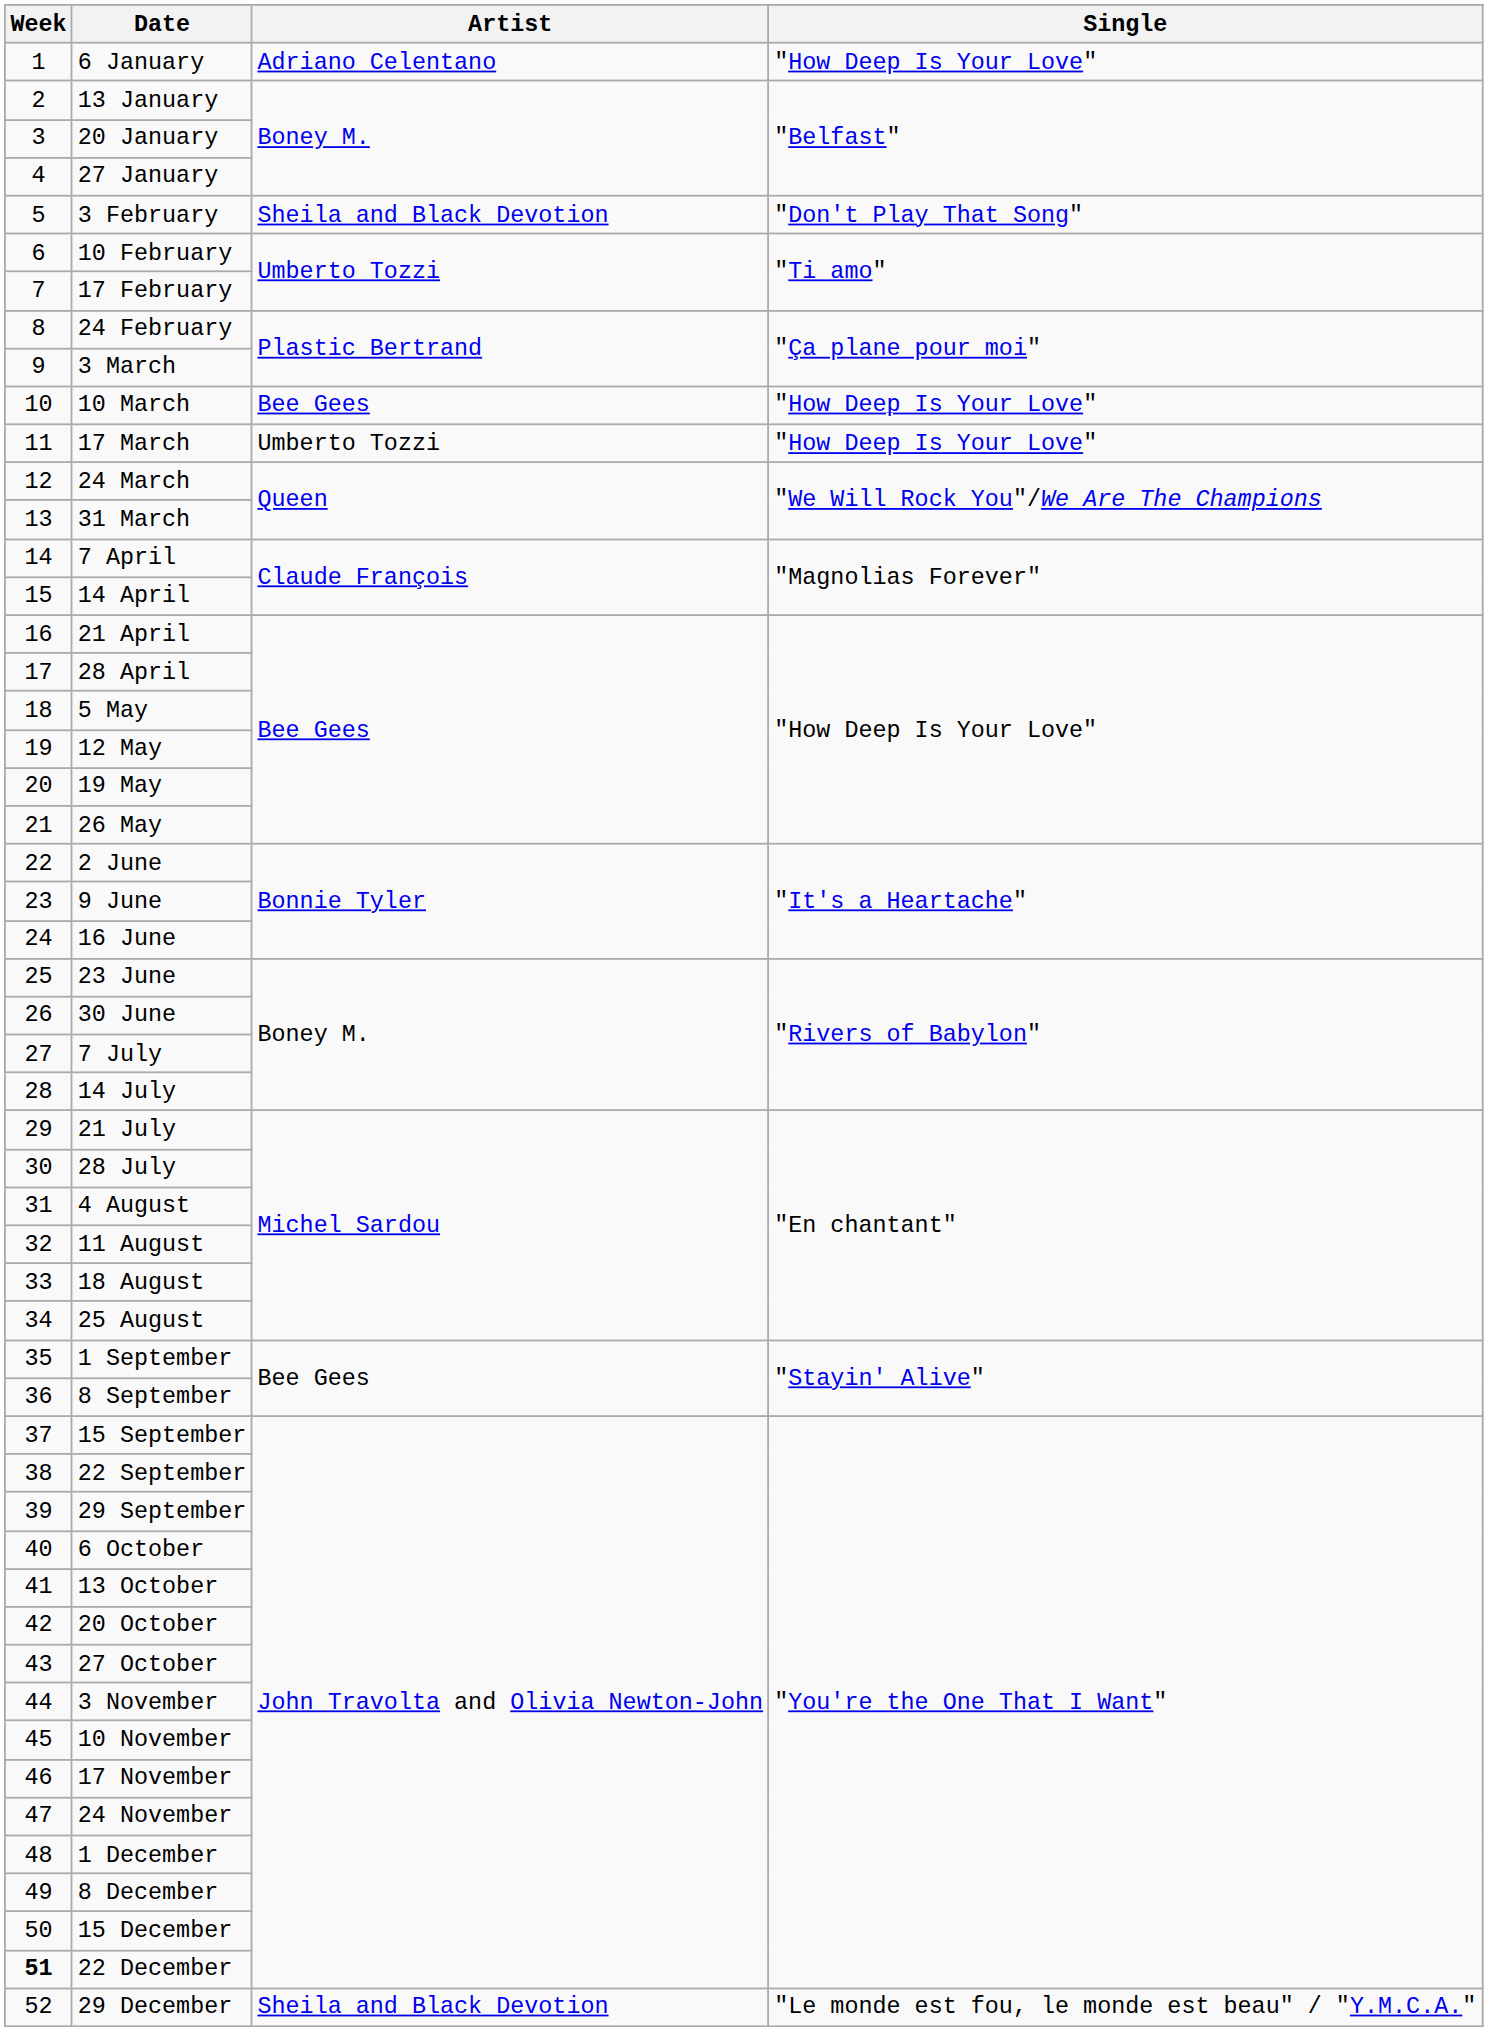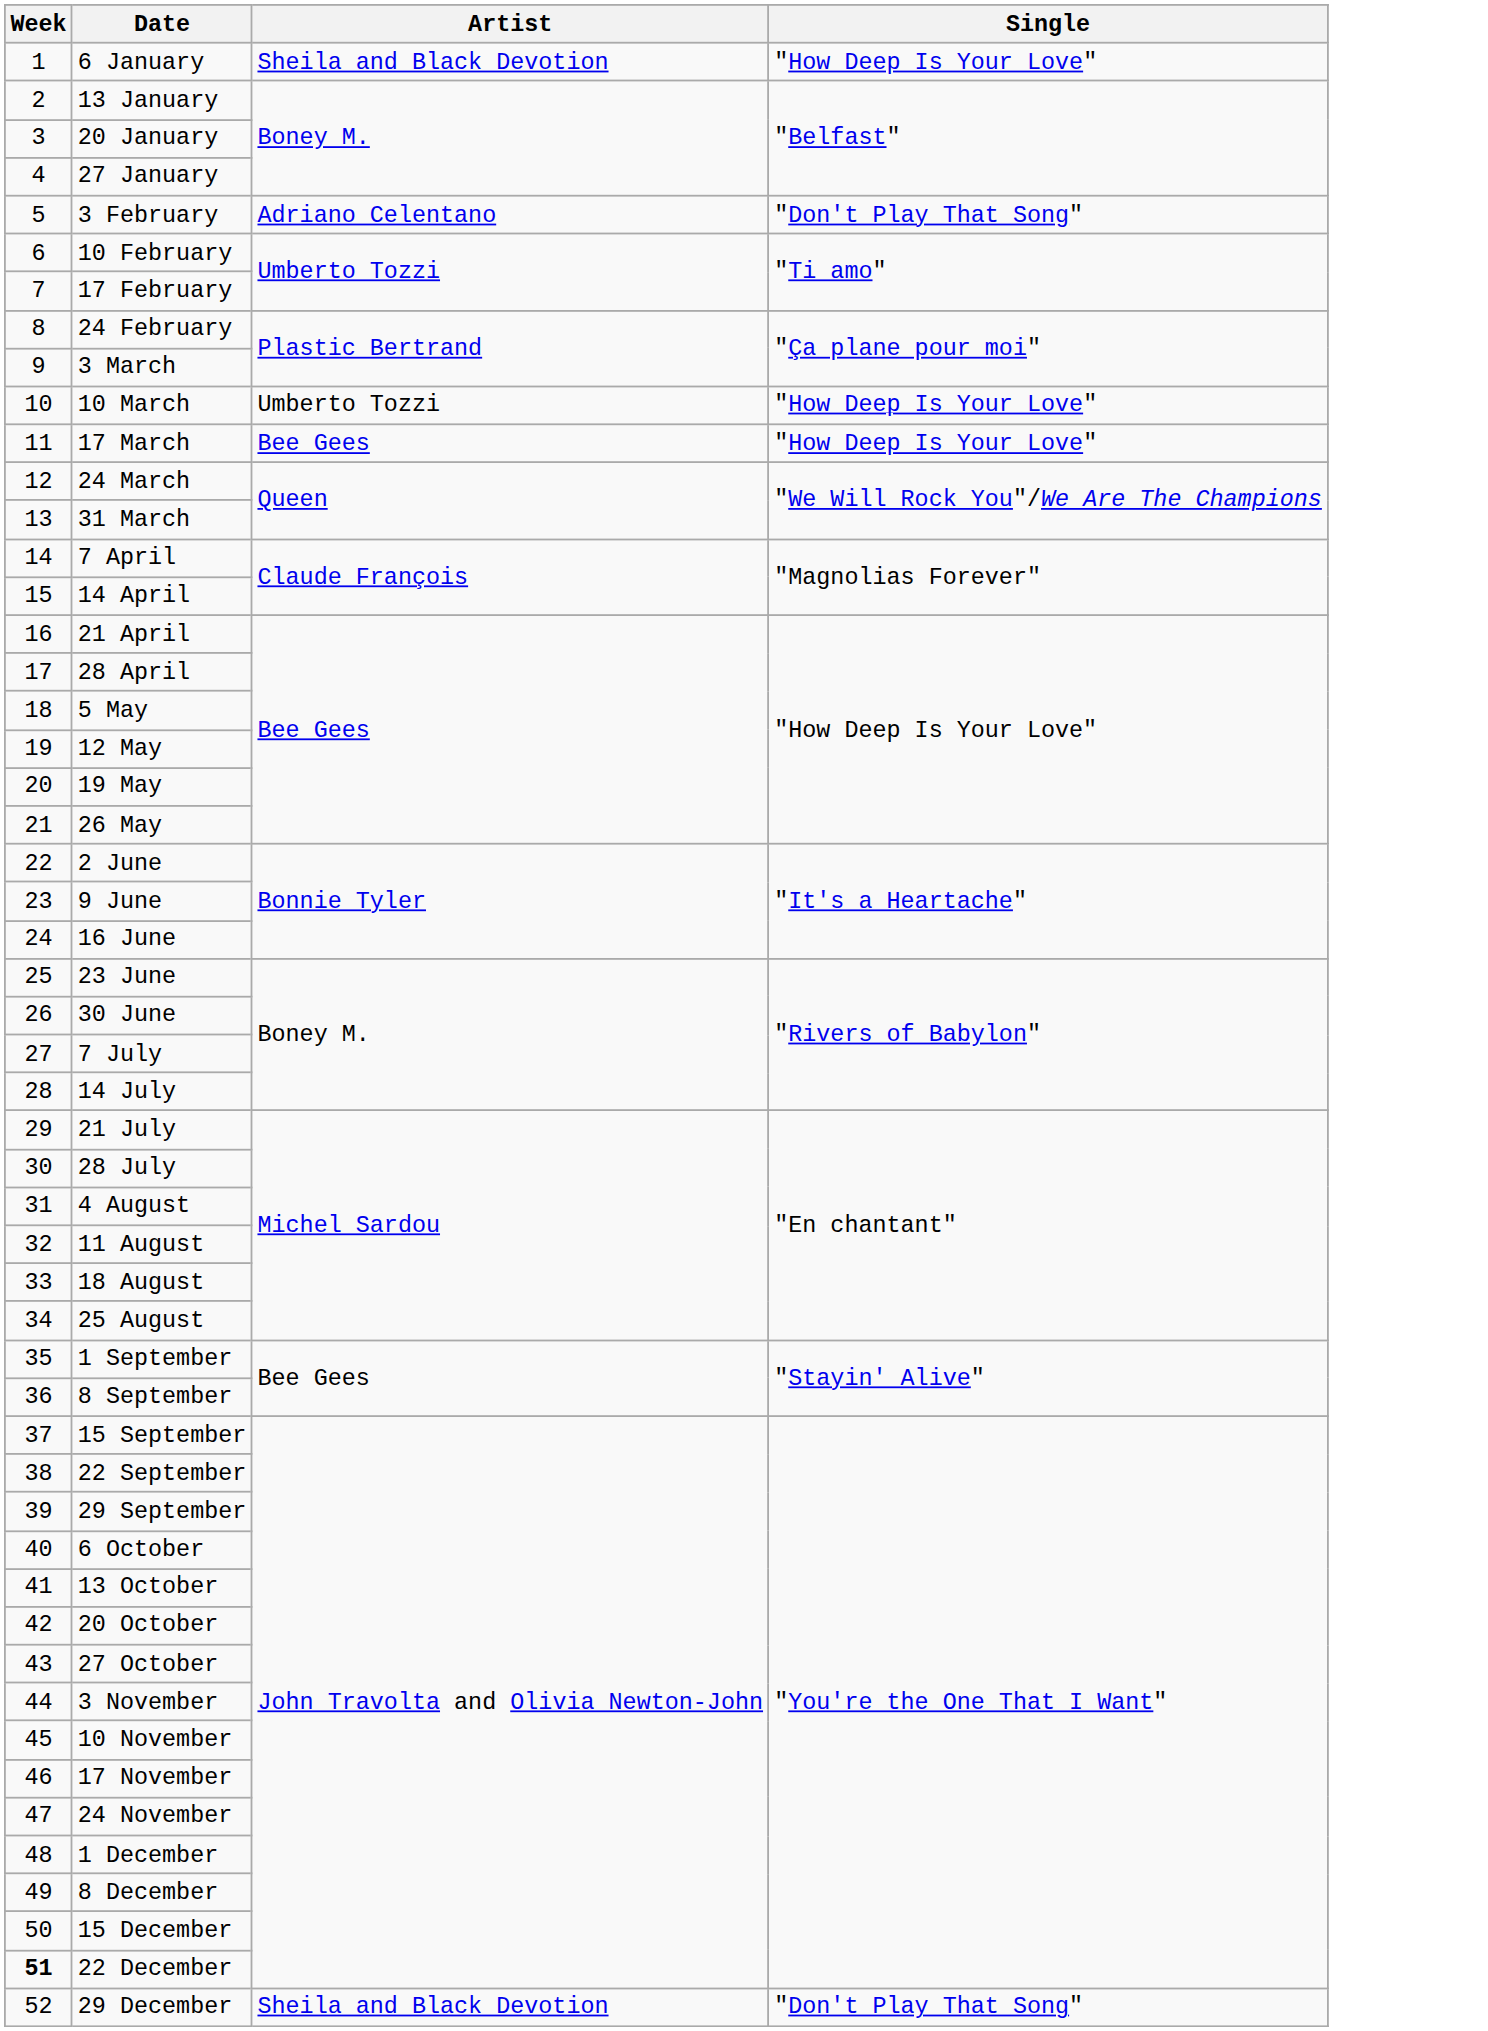(377, 62) Adriano Celentano -> (433, 62) Sheila and Black Devotion
(433, 215) Sheila and Black Devotion -> (377, 215) Adriano Celentano
(314, 405) Bee Gees -> (349, 405) Umberto Tozzi
(349, 443) Umberto Tozzi -> (314, 443) Bee Gees
(1125, 2007) "Le monde est fou, le monde est beau" / "Y.M.C.A." -> (929, 2007) "Don't Play That Song"
